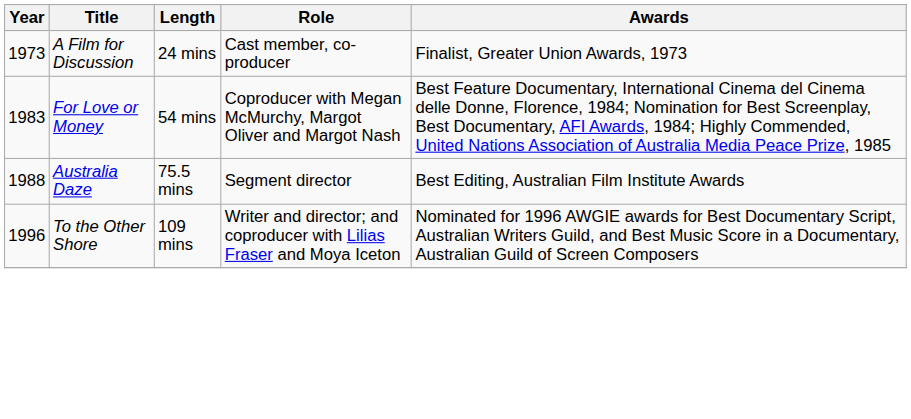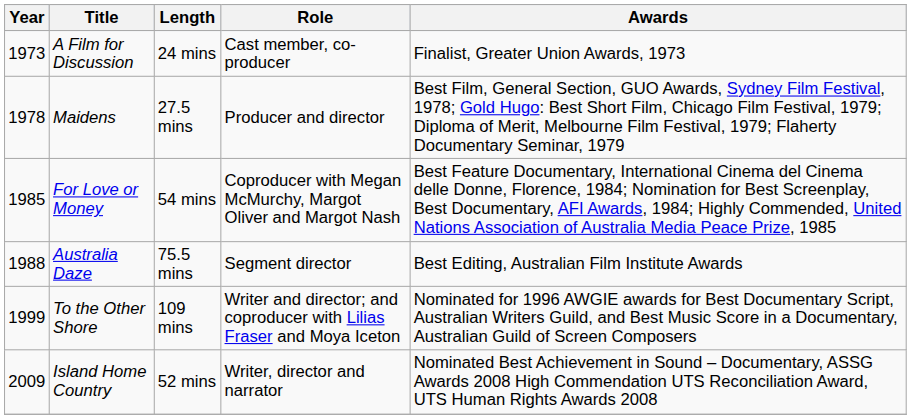+ row: (84, 117)
(27, 117) 1983 -> (27, 199) 1985
(27, 235) 1996 -> (27, 318) 1999
+ row: (100, 381)
